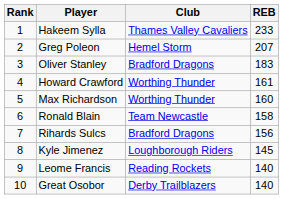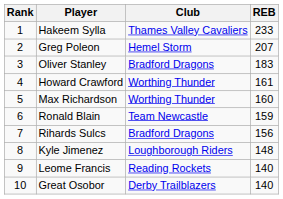(264, 116) 158 -> (264, 116) 159
(264, 151) 145 -> (264, 151) 148
